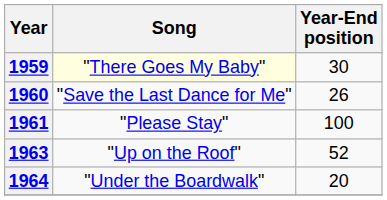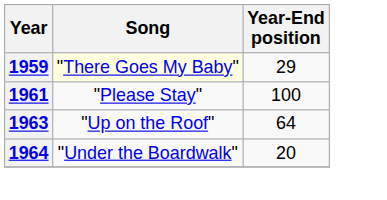(339, 67) 30 -> (286, 67) 29
- row: (29, 95)
(339, 152) 52 -> (286, 124) 64
